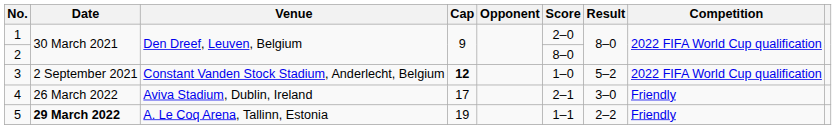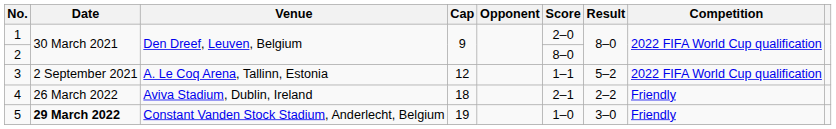(294, 74) Constant Vanden Stock Stadium, Anderlecht, Belgium -> (236, 74) A. Le Coq Arena, Tallinn, Estonia
(462, 74) bold -> (462, 74) normal
(563, 74) 1–0 -> (563, 74) 1–1
(462, 94) 17 -> (462, 94) 18
(606, 94) 3–0 -> (606, 94) 2–2
(236, 114) A. Le Coq Arena, Tallinn, Estonia -> (294, 114) Constant Vanden Stock Stadium, Anderlecht, Belgium
(563, 114) 1–1 -> (563, 114) 1–0
(606, 114) 2–2 -> (606, 114) 3–0
